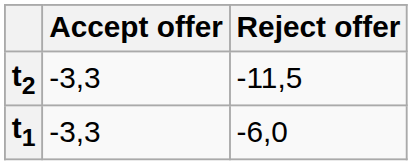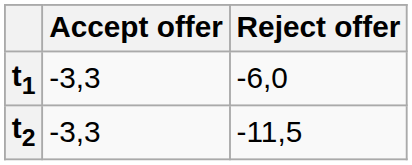rows swapped: (24, 132) <-> (24, 79)
